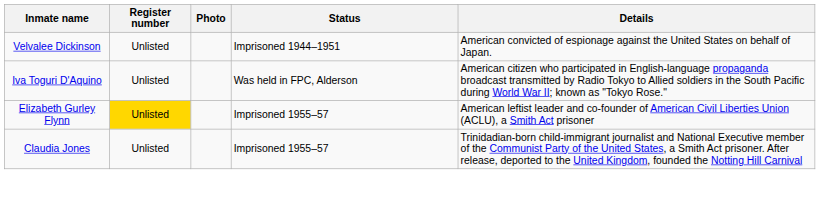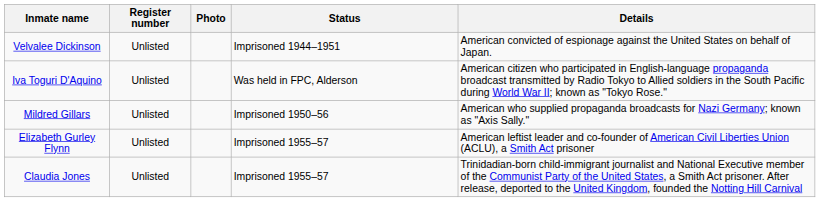+ row: (57, 114)
(150, 114) gold background -> (150, 143) no background
